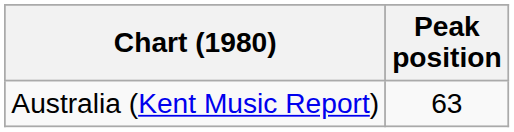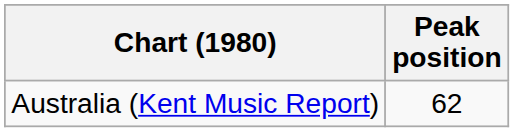(447, 103) 63 -> (447, 103) 62
